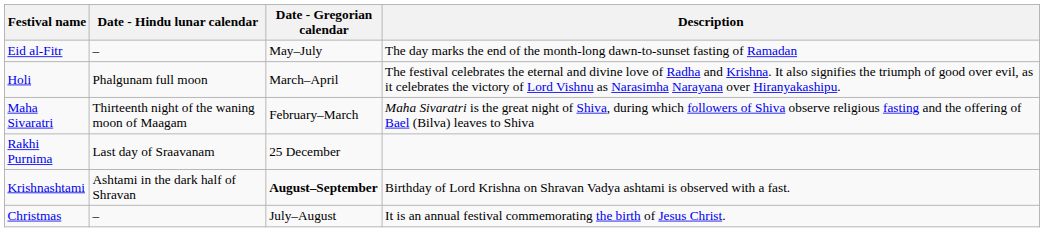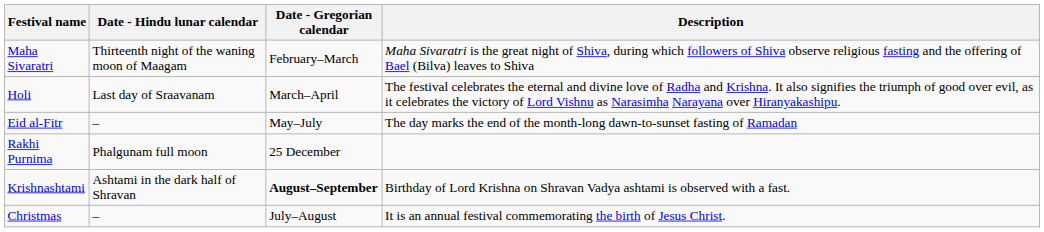rows swapped: (30, 115) <-> (35, 51)
(150, 79) Phalgunam full moon -> (154, 94) Last day of Sraavanam
(154, 151) Last day of Sraavanam -> (150, 151) Phalgunam full moon
